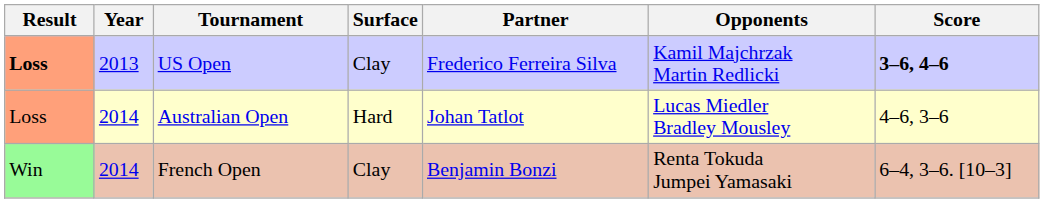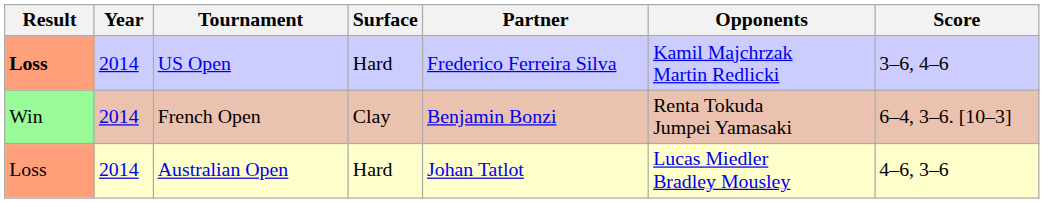(119, 62) 2013 -> (119, 62) 2014
(372, 62) Clay -> (373, 62) Hard
(914, 62) bold -> (914, 62) normal
rows swapped: (223, 116) <-> (209, 170)
